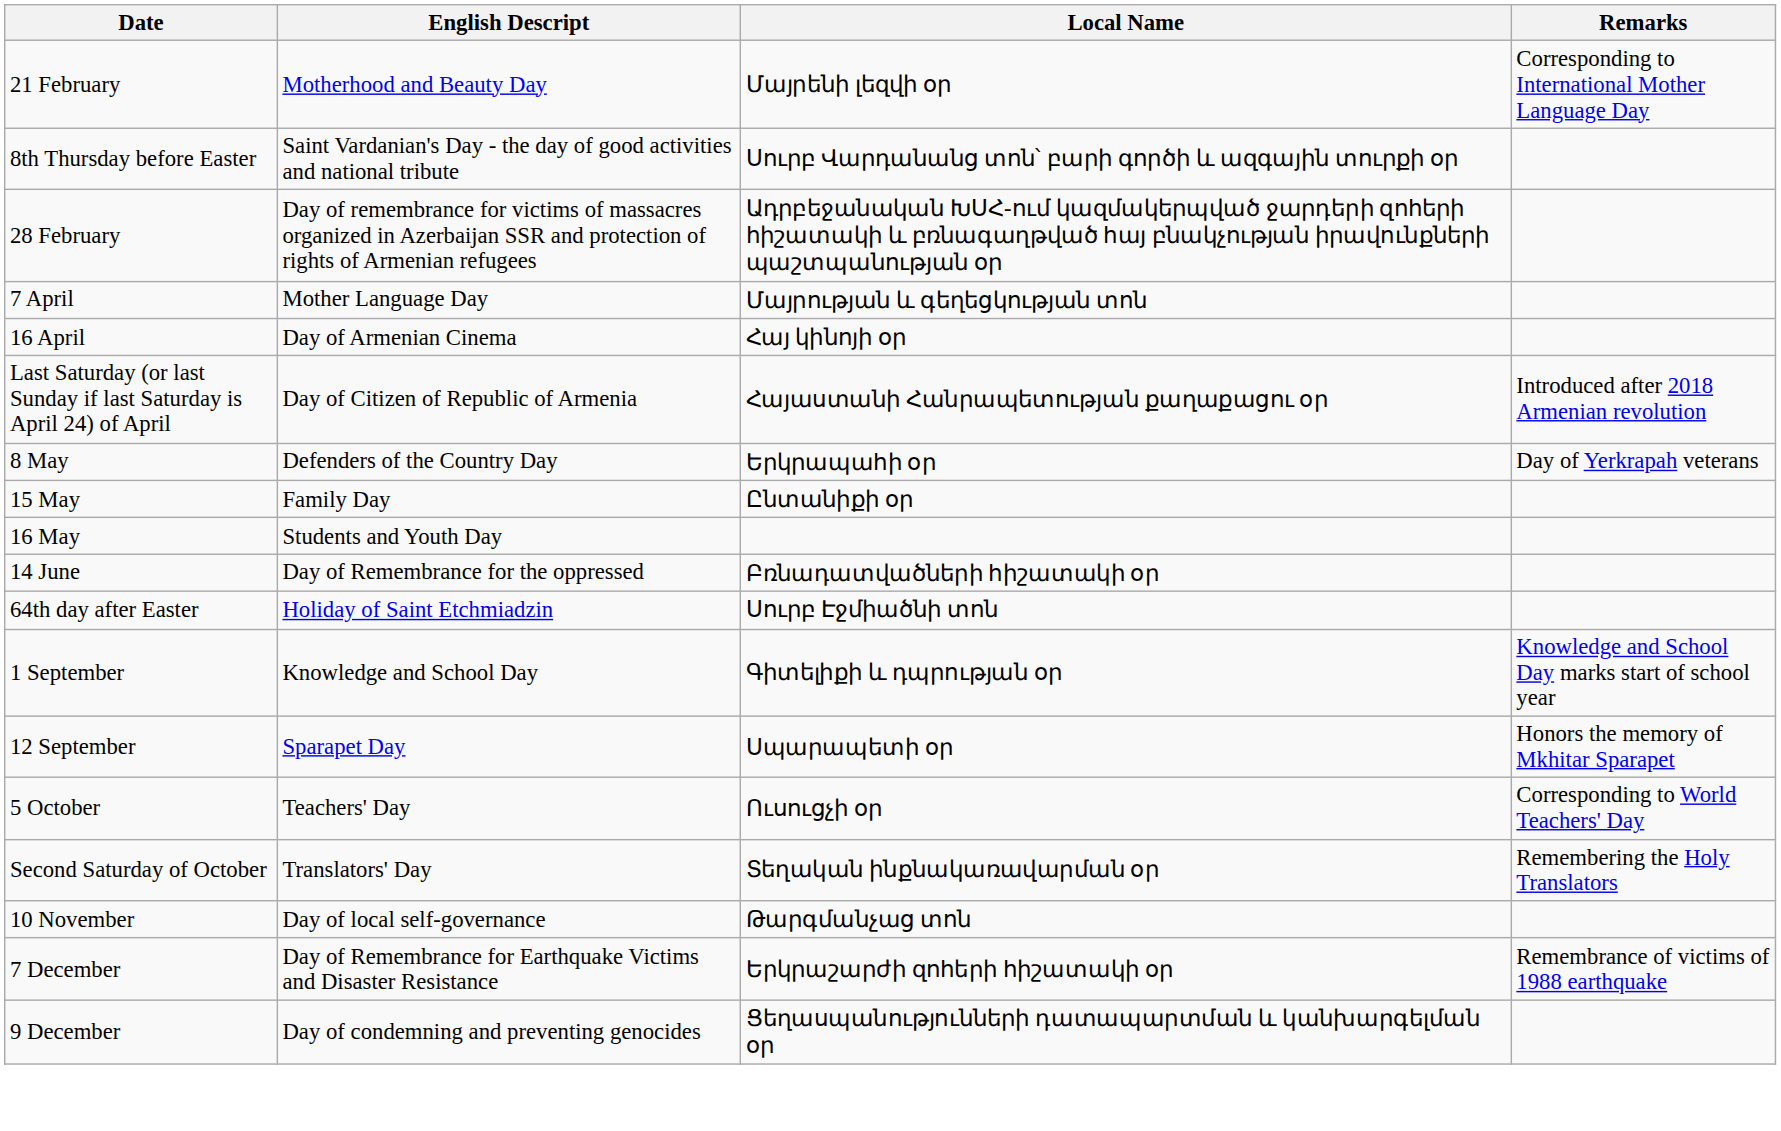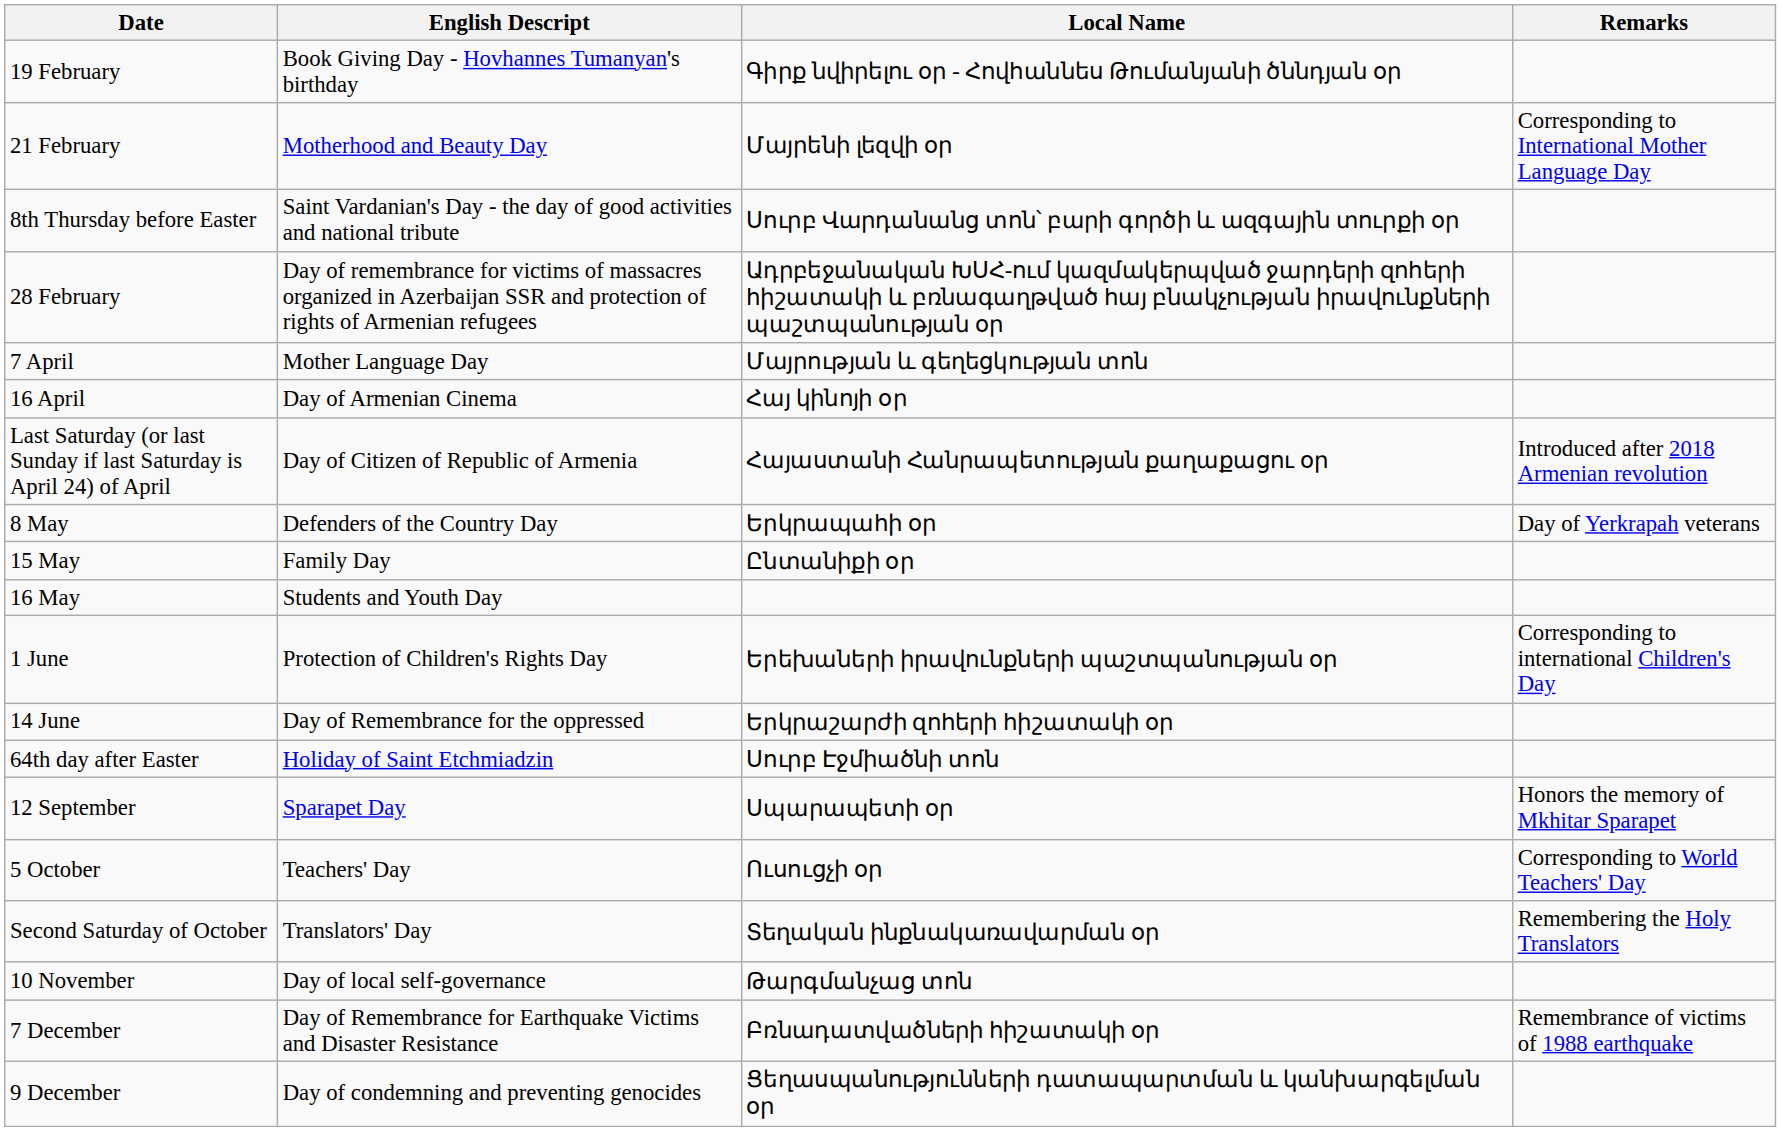+ row: (65, 71)
+ row: (39, 658)
(952, 573) Բռնադատվածների հիշատակի օր -> (960, 721) Երկրաշարժի զոհերի հիշատակի օր
- row: (67, 672)
(959, 969) Երկրաշարժի զոհերի հիշատակի օր -> (953, 1031) Բռնադատվածների հիշատակի օր
